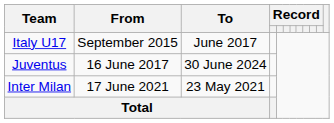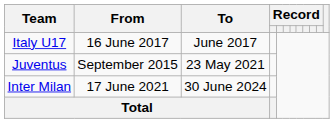(128, 43) September 2015 -> (128, 43) 16 June 2017
(128, 64) 16 June 2017 -> (128, 64) September 2015
(225, 64) 30 June 2024 -> (225, 64) 23 May 2021
(225, 86) 23 May 2021 -> (225, 86) 30 June 2024
